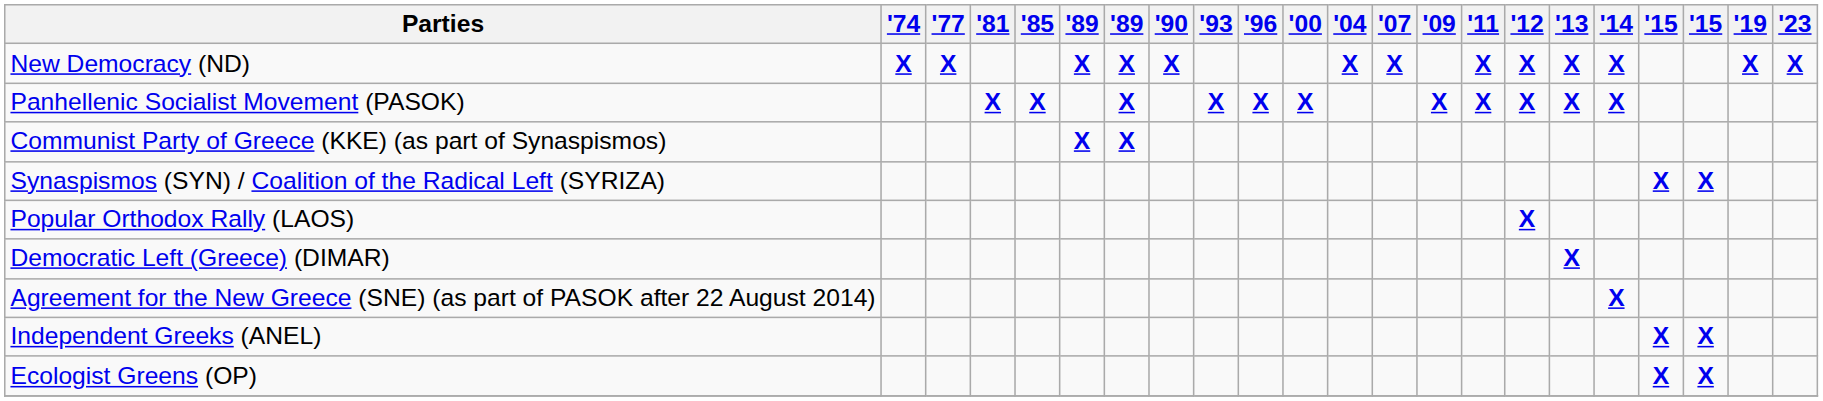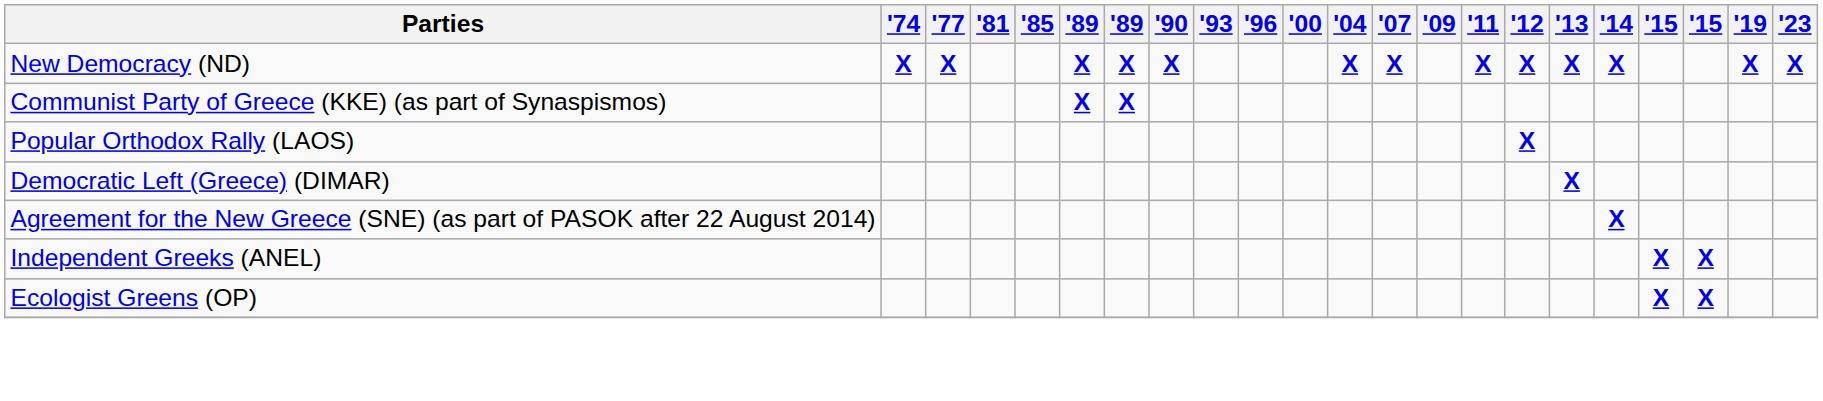- row: (238, 102)
- row: (338, 180)
